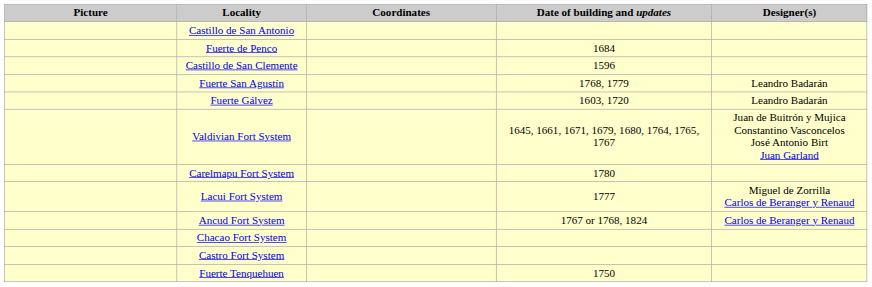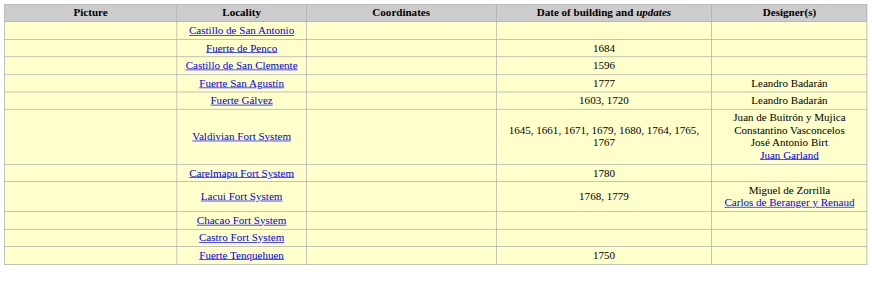(604, 83) 1768, 1779 -> (604, 83) 1777
(604, 196) 1777 -> (604, 196) 1768, 1779
- row: (242, 220)
